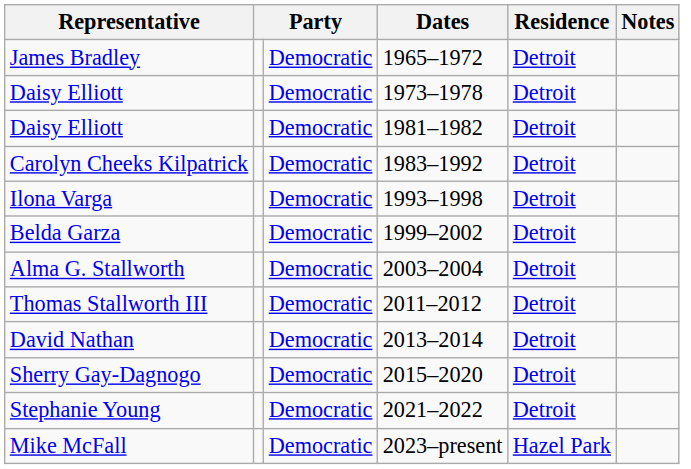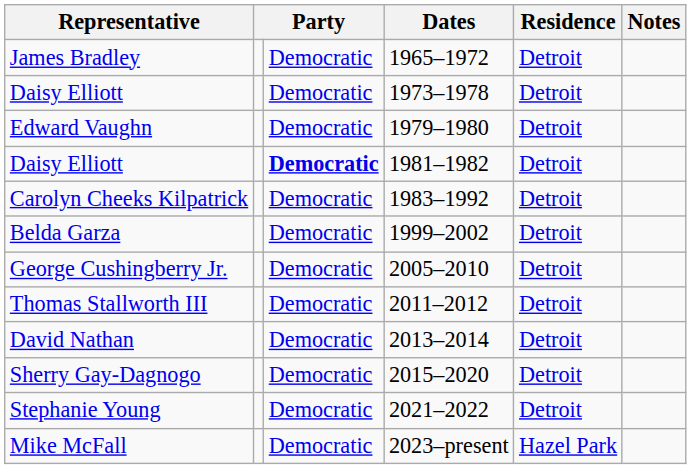+ row: (81, 127)
(321, 127) normal -> (324, 163) bold
- row: (61, 198)
- row: (97, 269)
+ row: (119, 269)
